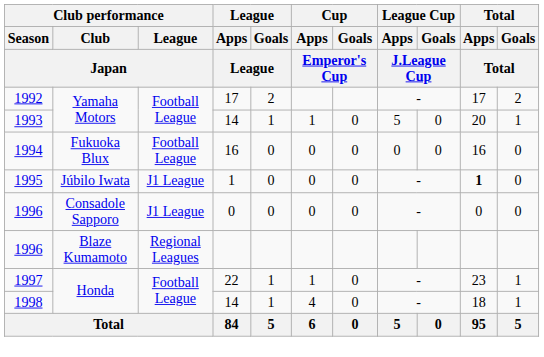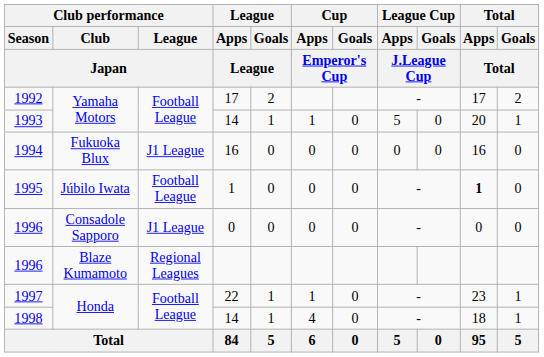(175, 151) Football League -> (175, 151) J1 League
(175, 181) J1 League -> (175, 189) Football League
